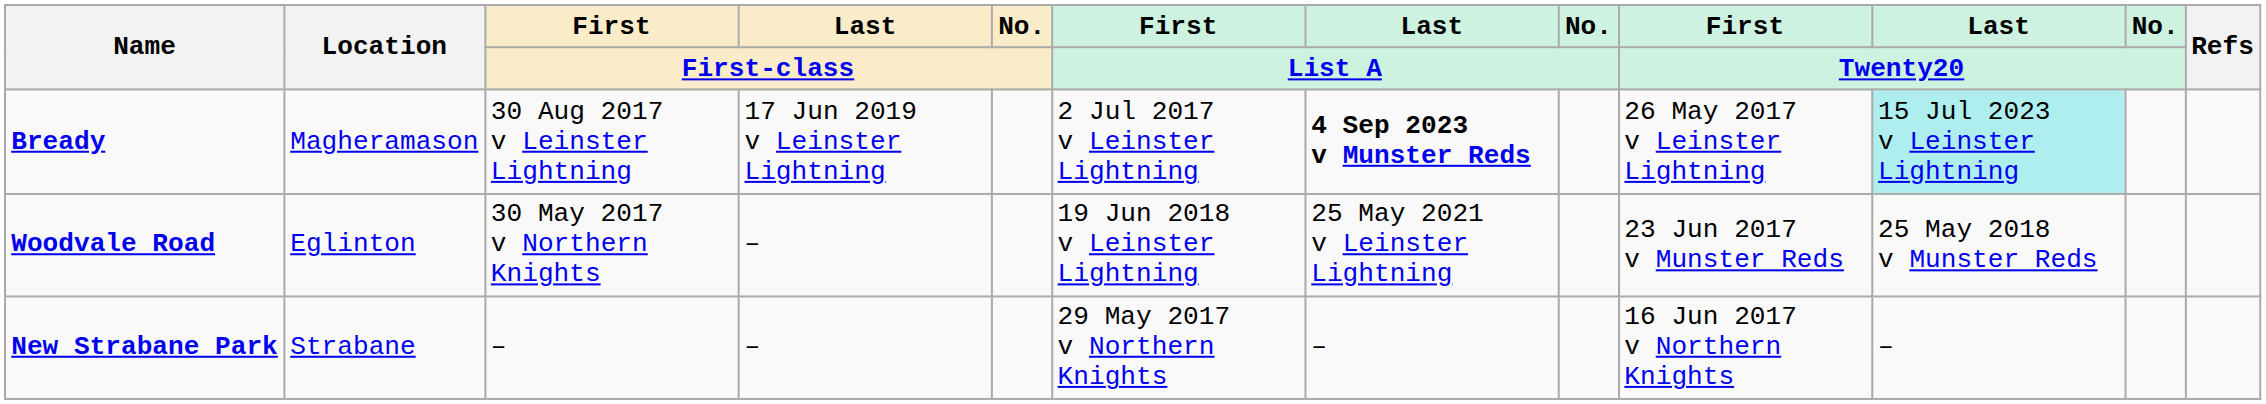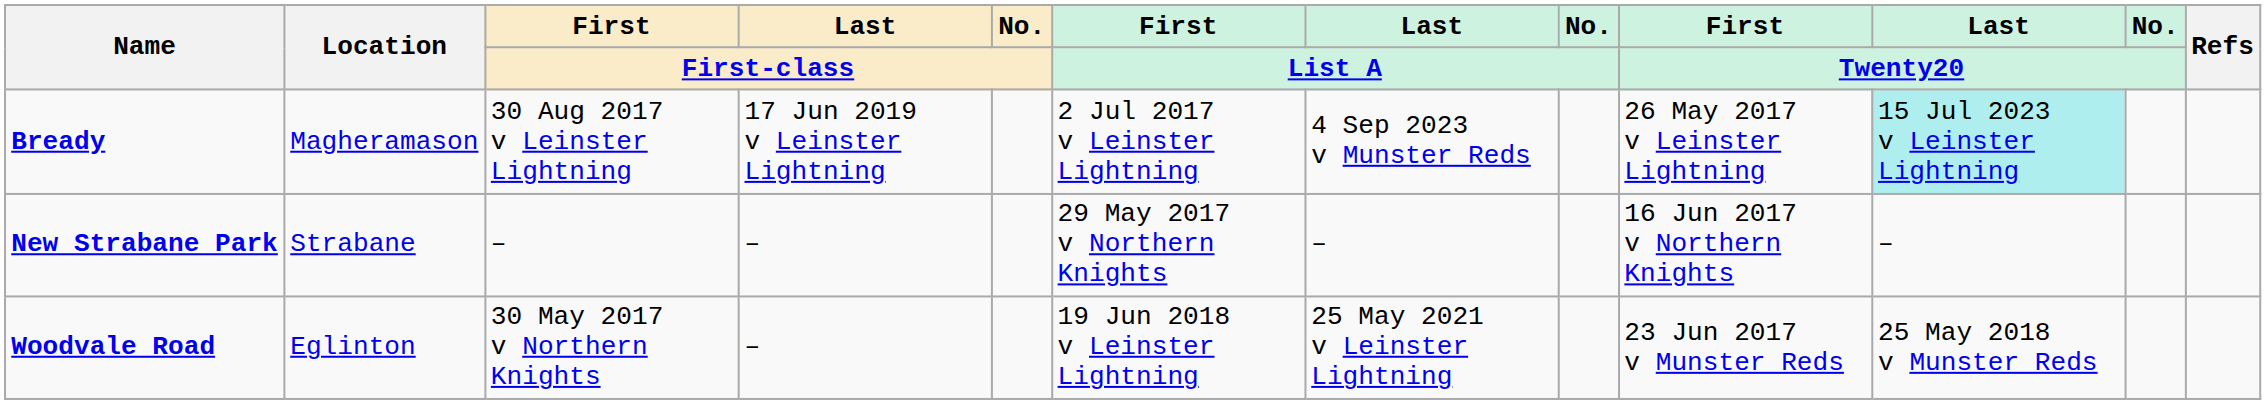(1421, 142) bold -> (1421, 142) normal
rows swapped: (145, 347) <-> (113, 245)
